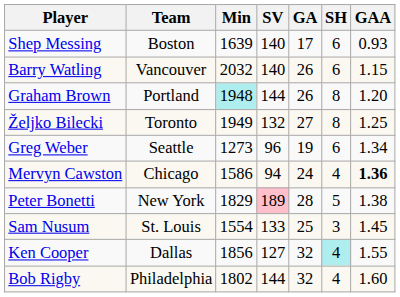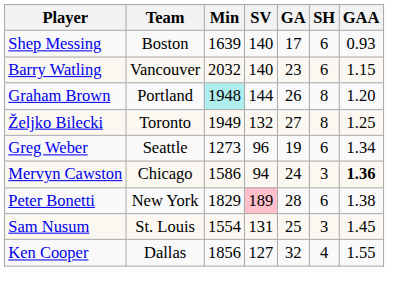(305, 69) 26 -> (293, 69) 23
(336, 174) 4 -> (324, 174) 3
(336, 200) 5 -> (324, 200) 6
(273, 226) 133 -> (261, 226) 131
(336, 252) paleturquoise background -> (324, 252) no background
- row: (44, 278)
